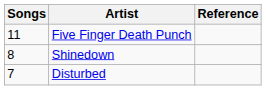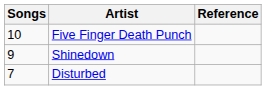(14, 34) 11 -> (14, 34) 10
(11, 54) 8 -> (11, 54) 9
